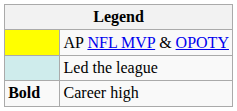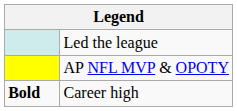rows swapped: (146, 42) <-> (111, 67)
